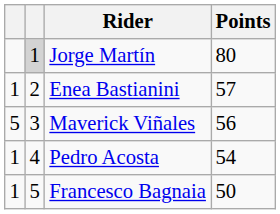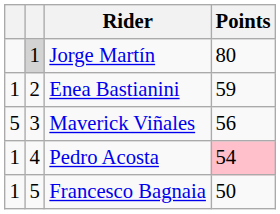(226, 89) 57 -> (226, 89) 59
(226, 158) no background -> (226, 158) pink background
